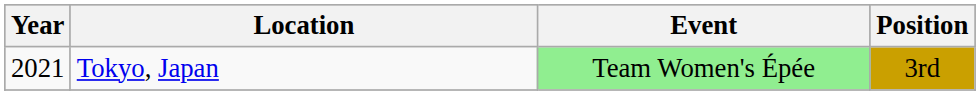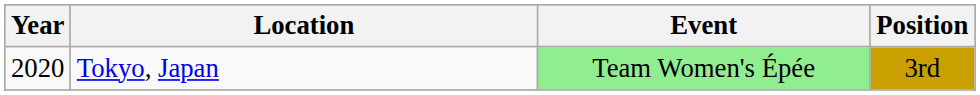(38, 68) 2021 -> (38, 68) 2020
